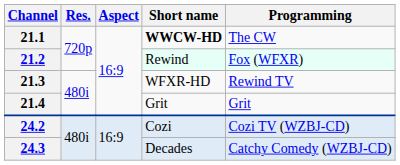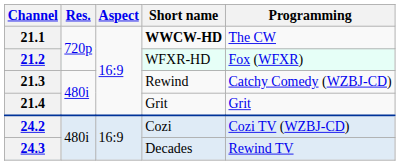(167, 59) Rewind -> (178, 59) WFXR-HD
(178, 81) WFXR-HD -> (167, 81) Rewind
(261, 81) Rewind TV -> (310, 81) Catchy Comedy (WZBJ-CD)
(310, 148) Catchy Comedy (WZBJ-CD) -> (261, 148) Rewind TV
